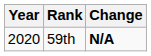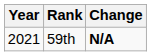(24, 39) 2020 -> (24, 39) 2021
